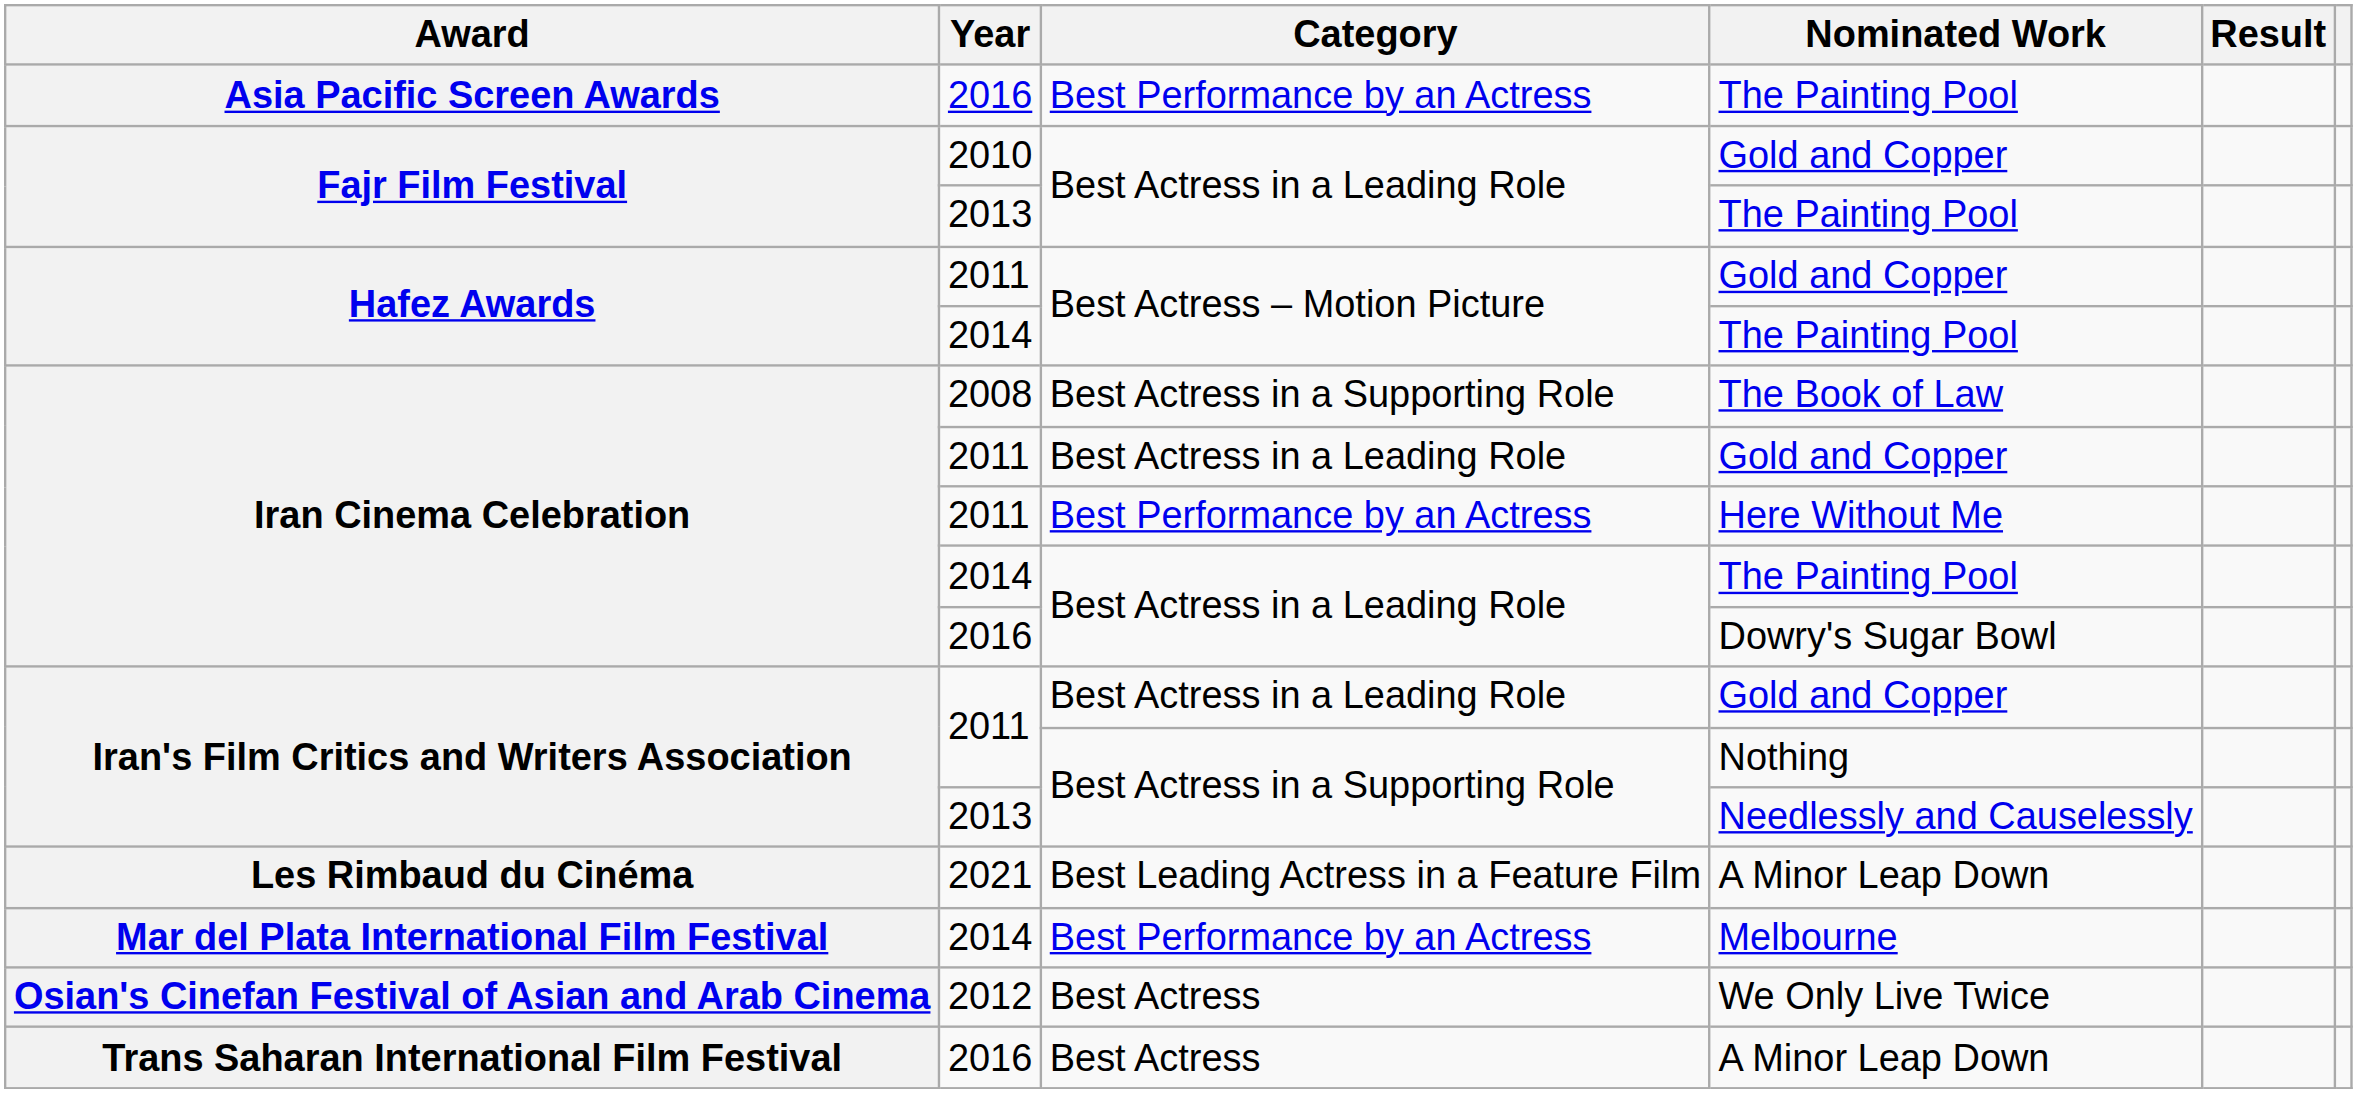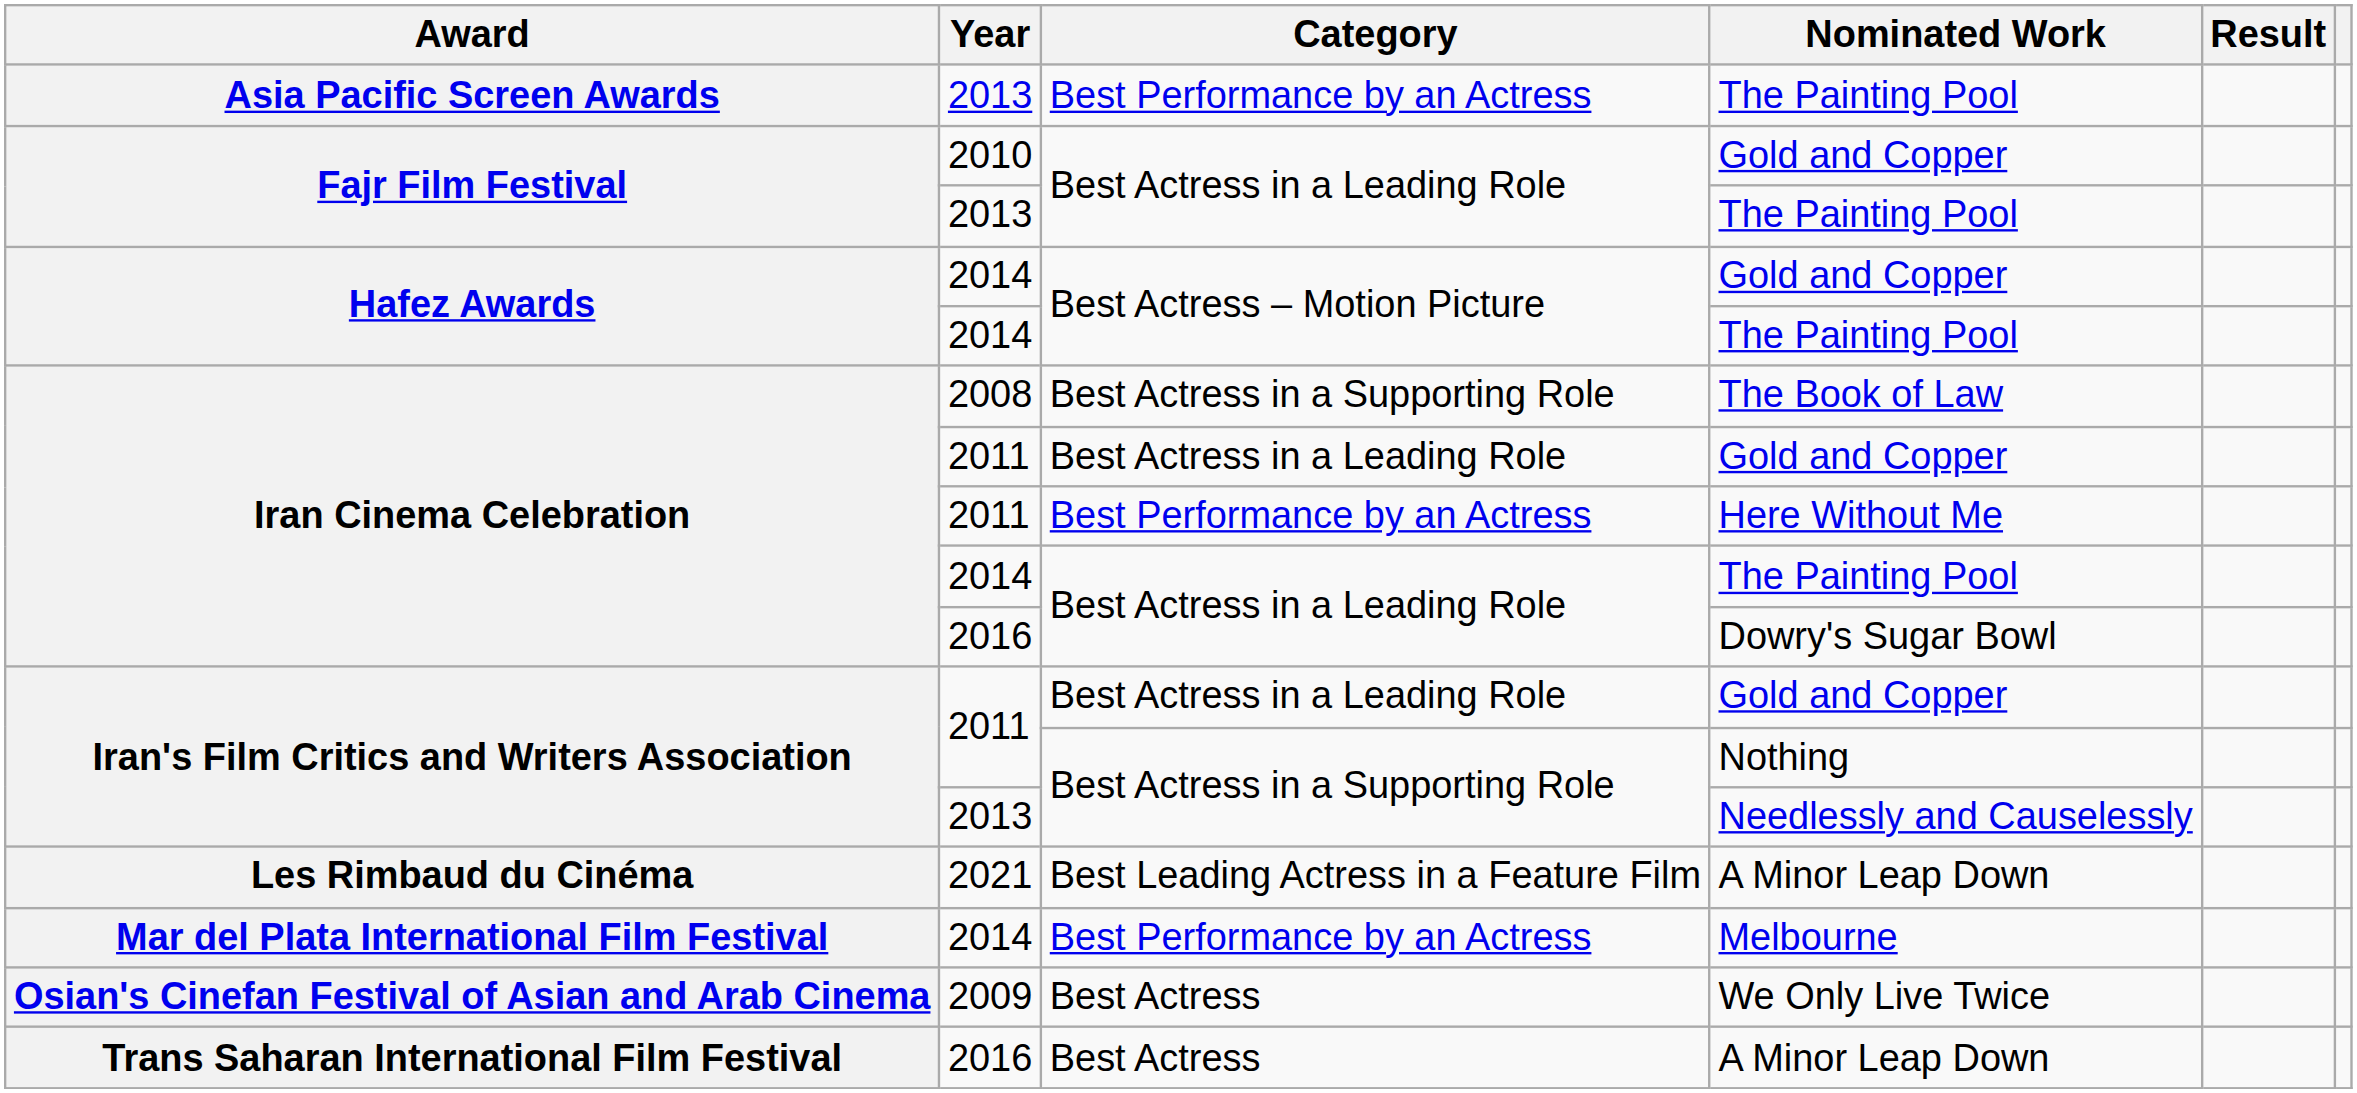(990, 94) 2016 -> (990, 94) 2013
(989, 275) 2011 -> (990, 275) 2014
(990, 996) 2012 -> (990, 996) 2009
